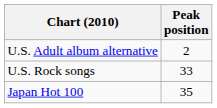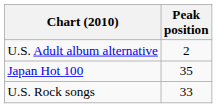rows swapped: (51, 71) <-> (45, 92)
